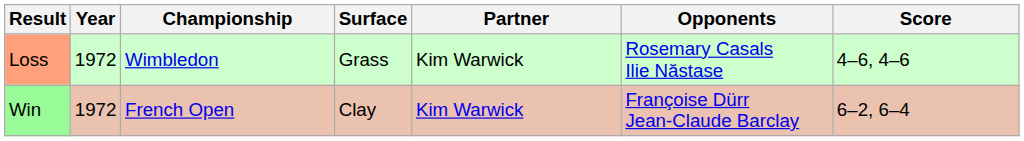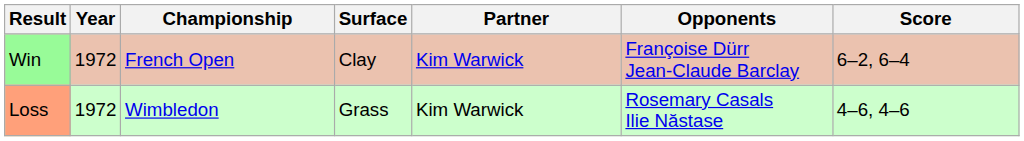rows swapped: (25, 110) <-> (29, 59)
